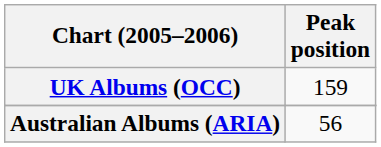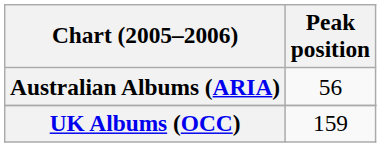rows swapped: (145, 123) <-> (145, 86)
